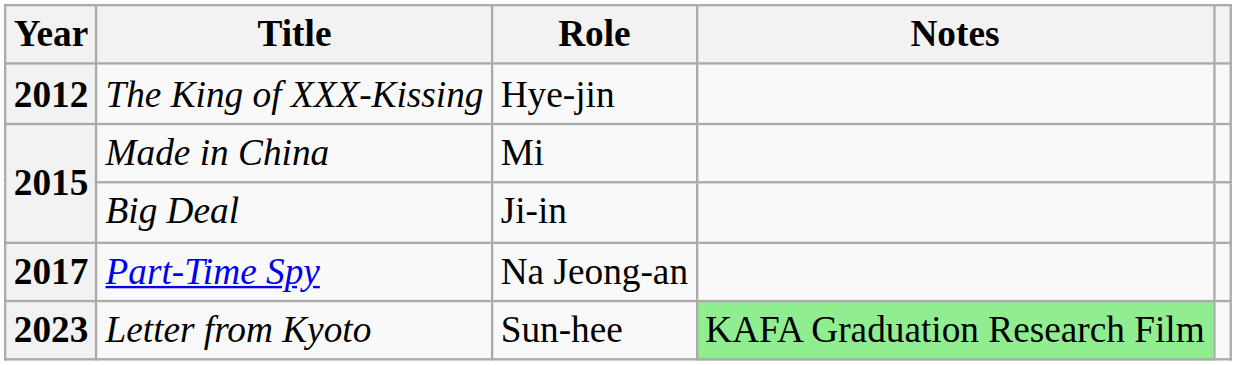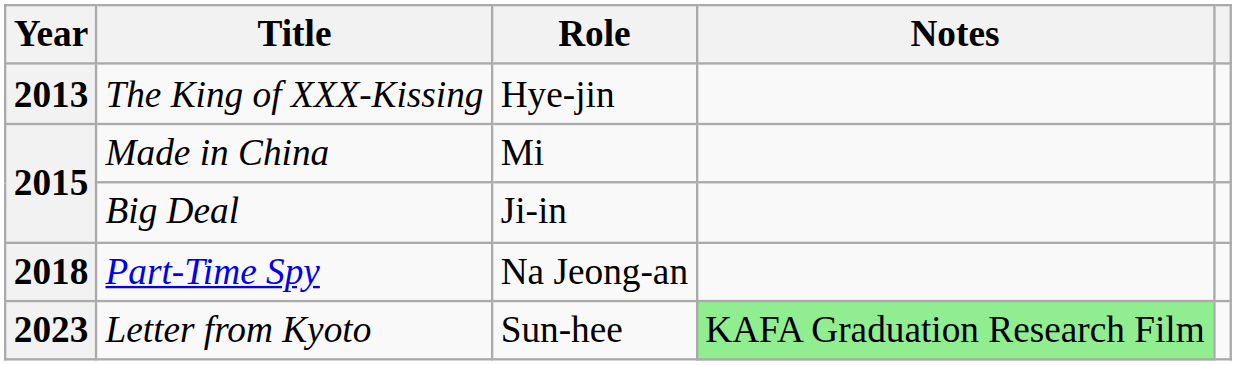(51, 93) 2012 -> (51, 93) 2013
(51, 270) 2017 -> (51, 270) 2018
